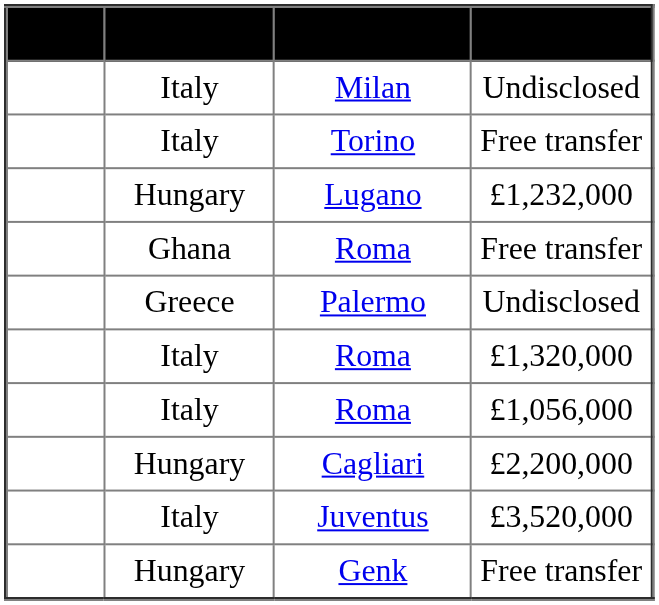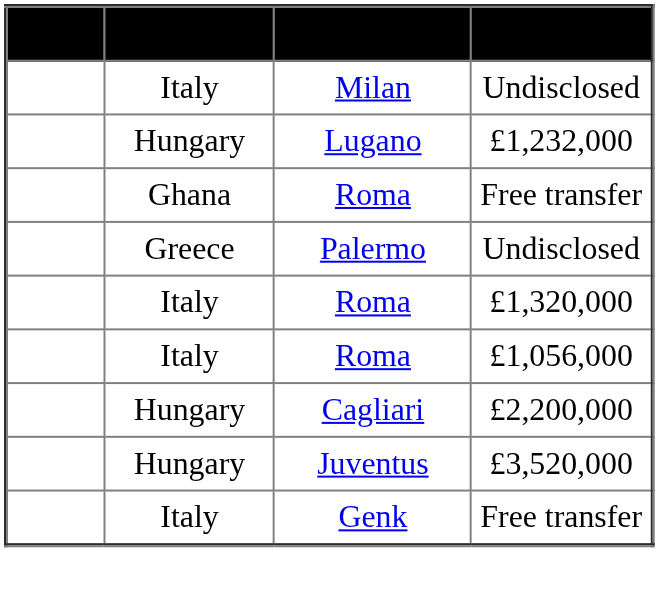- row: (373, 140)
(189, 516) Italy -> (189, 463) Hungary
(189, 570) Hungary -> (189, 516) Italy
